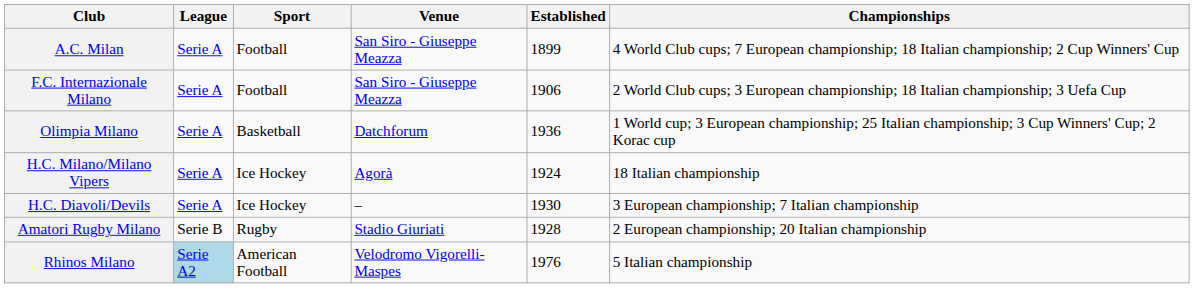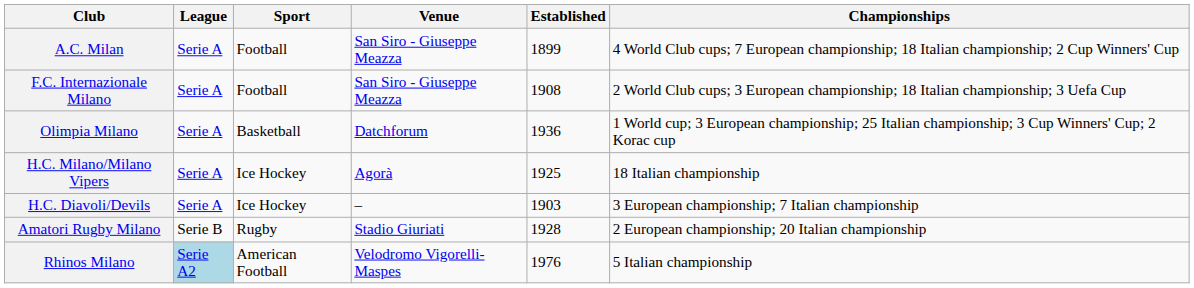(546, 90) 1906 -> (546, 90) 1908
(546, 172) 1924 -> (546, 172) 1925
(546, 205) 1930 -> (546, 205) 1903
